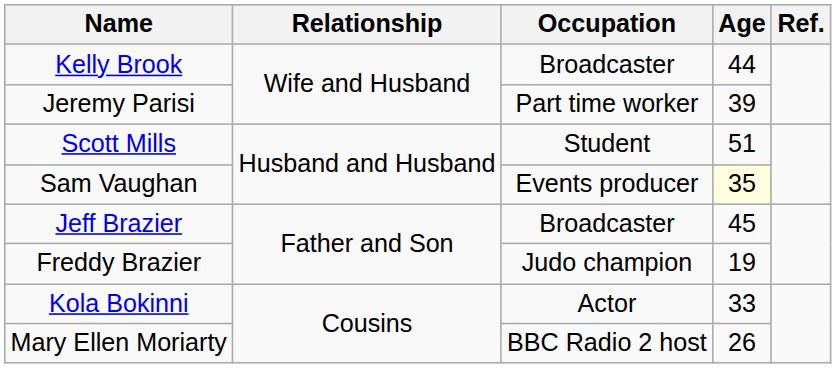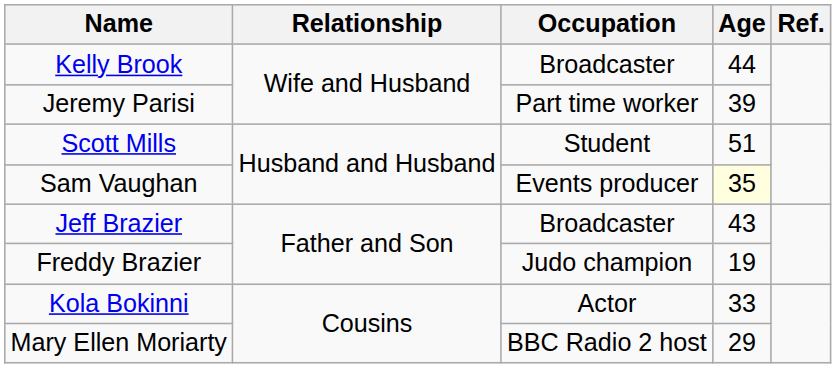(742, 223) 45 -> (742, 223) 43
(742, 343) 26 -> (742, 343) 29
